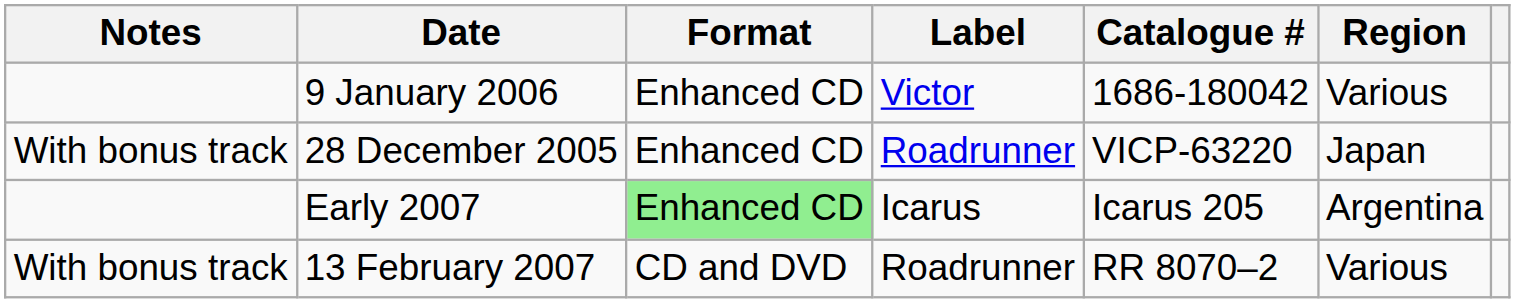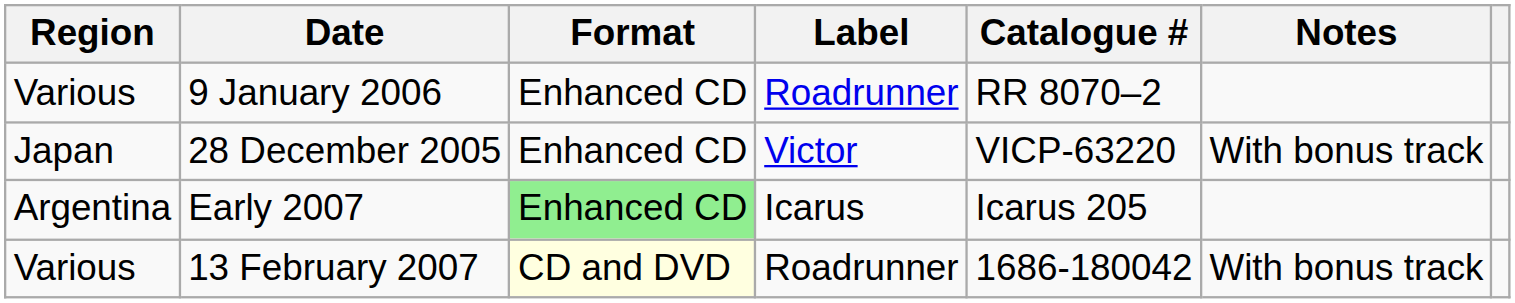columns swapped: (1405, 33) <-> (151, 33)
(927, 92) Victor -> (861, 92) Roadrunner
(1201, 92) 1686-180042 -> (1069, 92) RR 8070–2
(978, 150) Roadrunner -> (811, 150) Victor
(741, 267) no background -> (624, 267) lightyellow background
(1185, 267) RR 8070–2 -> (1084, 267) 1686-180042
